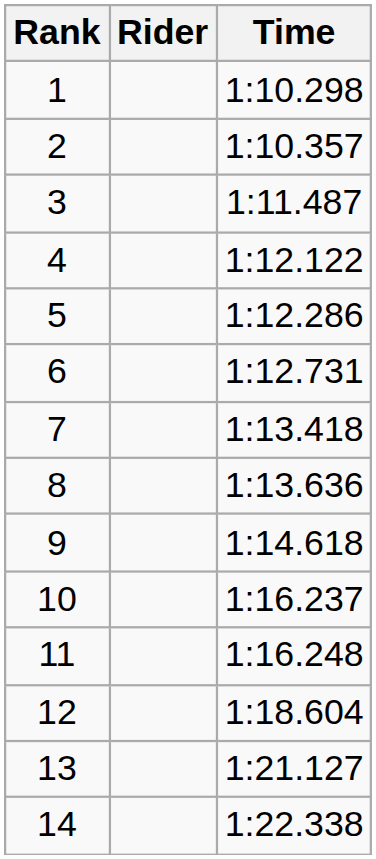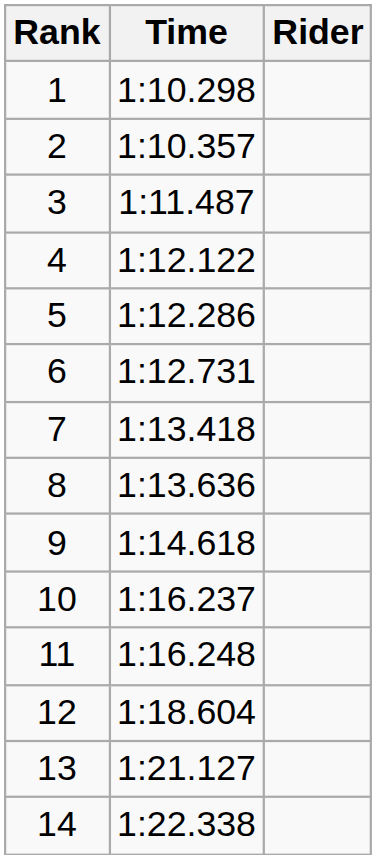columns swapped: (163, 32) <-> (294, 32)
